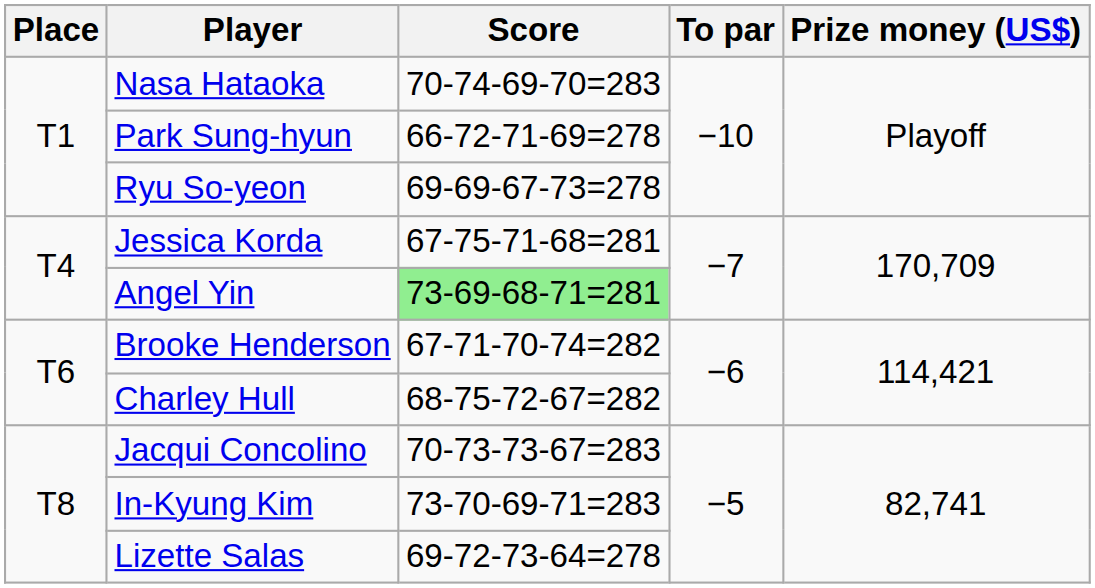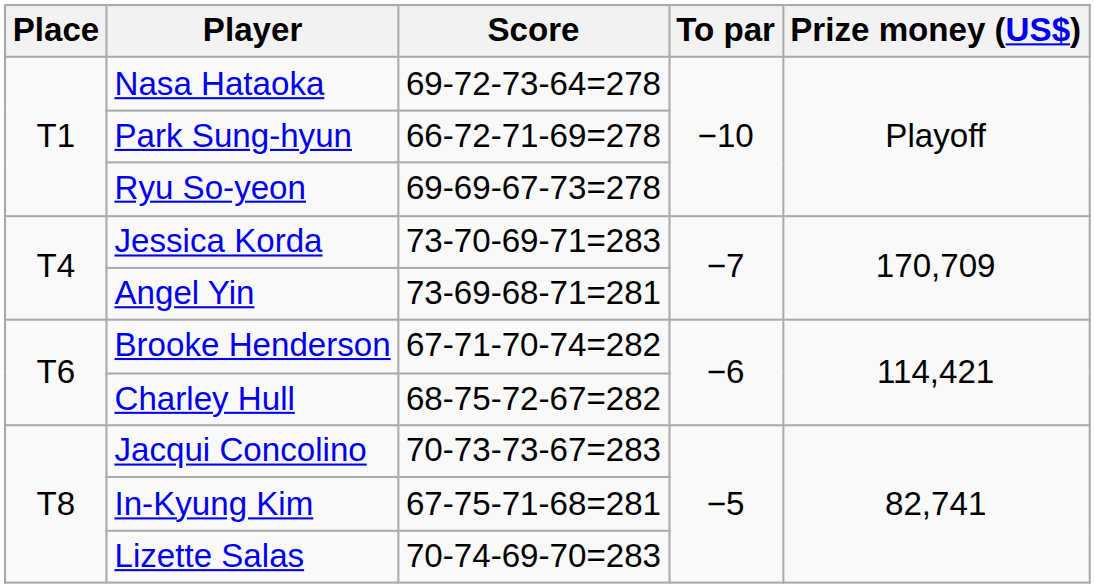(533, 83) 70-74-69-70=283 -> (533, 83) 69-72-73-64=278
(533, 240) 67-75-71-68=281 -> (533, 240) 73-70-69-71=283
(533, 293) lightgreen background -> (533, 293) no background
(533, 503) 73-70-69-71=283 -> (533, 503) 67-75-71-68=281
(533, 556) 69-72-73-64=278 -> (533, 556) 70-74-69-70=283
